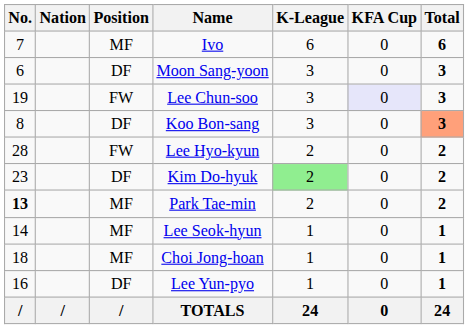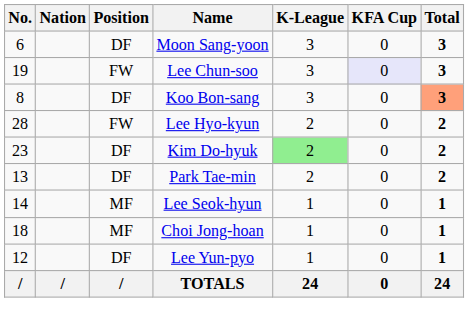- row: (213, 44)
(20, 203) bold -> (20, 177) normal
(121, 203) MF -> (121, 177) DF
(20, 283) 16 -> (20, 257) 12
